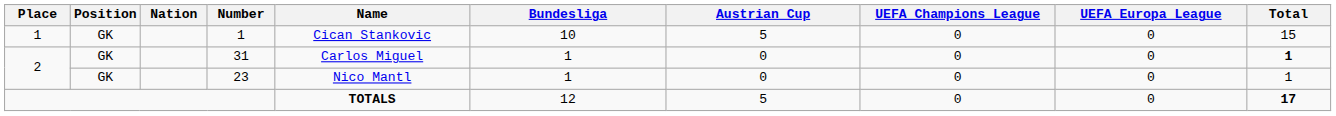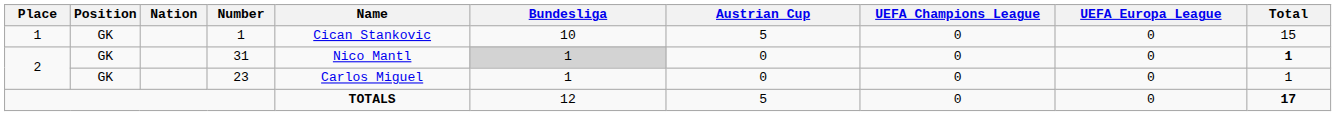(372, 58) Carlos Miguel -> (372, 58) Nico Mantl
(568, 58) no background -> (568, 58) lightgrey background
(372, 79) Nico Mantl -> (372, 79) Carlos Miguel
